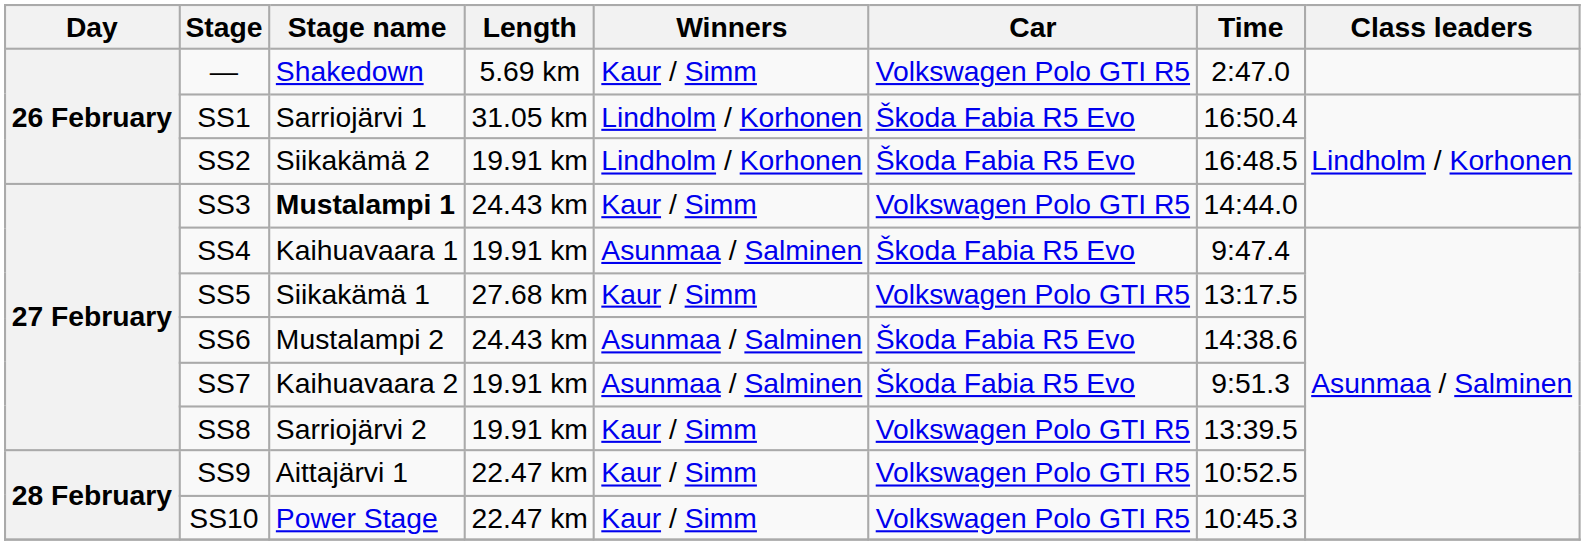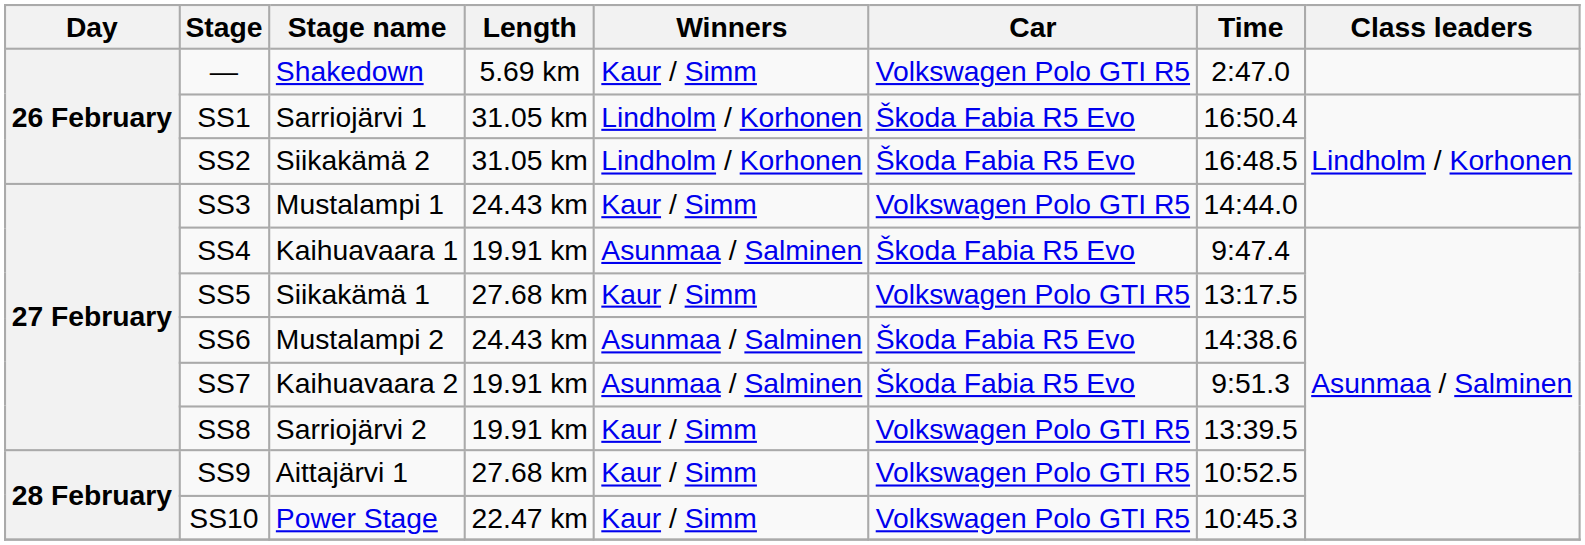(530, 161) 19.91 km -> (530, 161) 31.05 km
(365, 205) bold -> (360, 205) normal
(530, 473) 22.47 km -> (530, 473) 27.68 km
